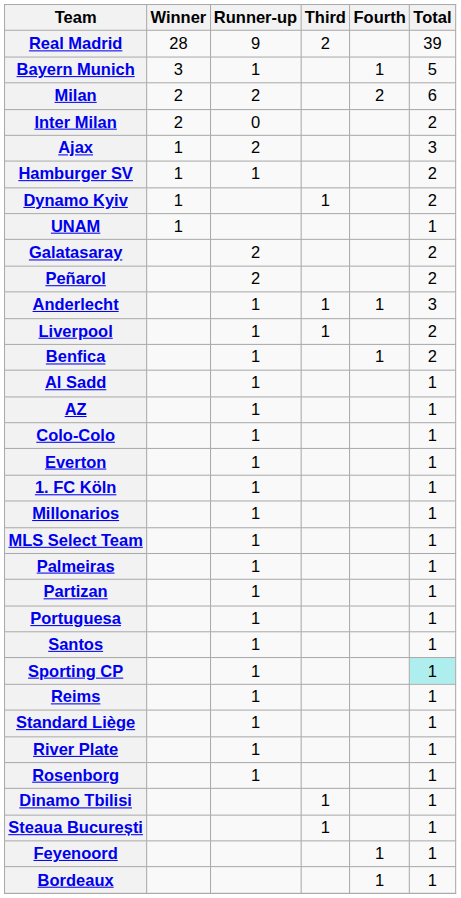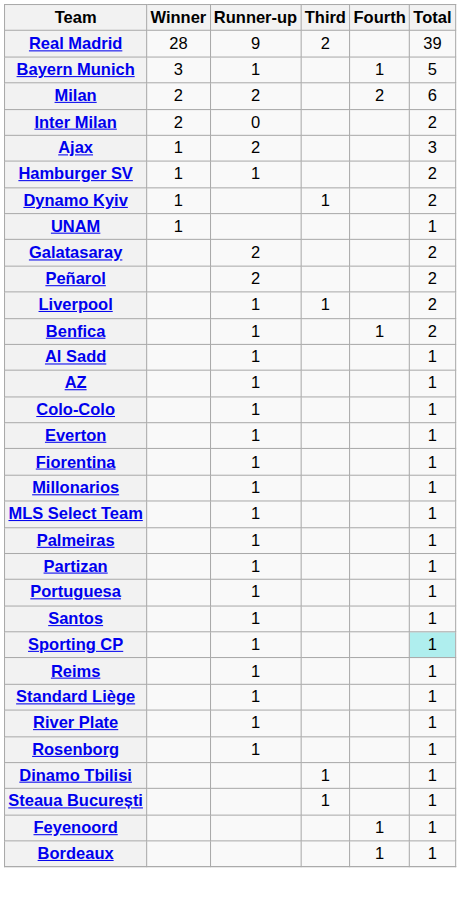- row: (76, 305)
+ row: (76, 461)
- row: (76, 488)
